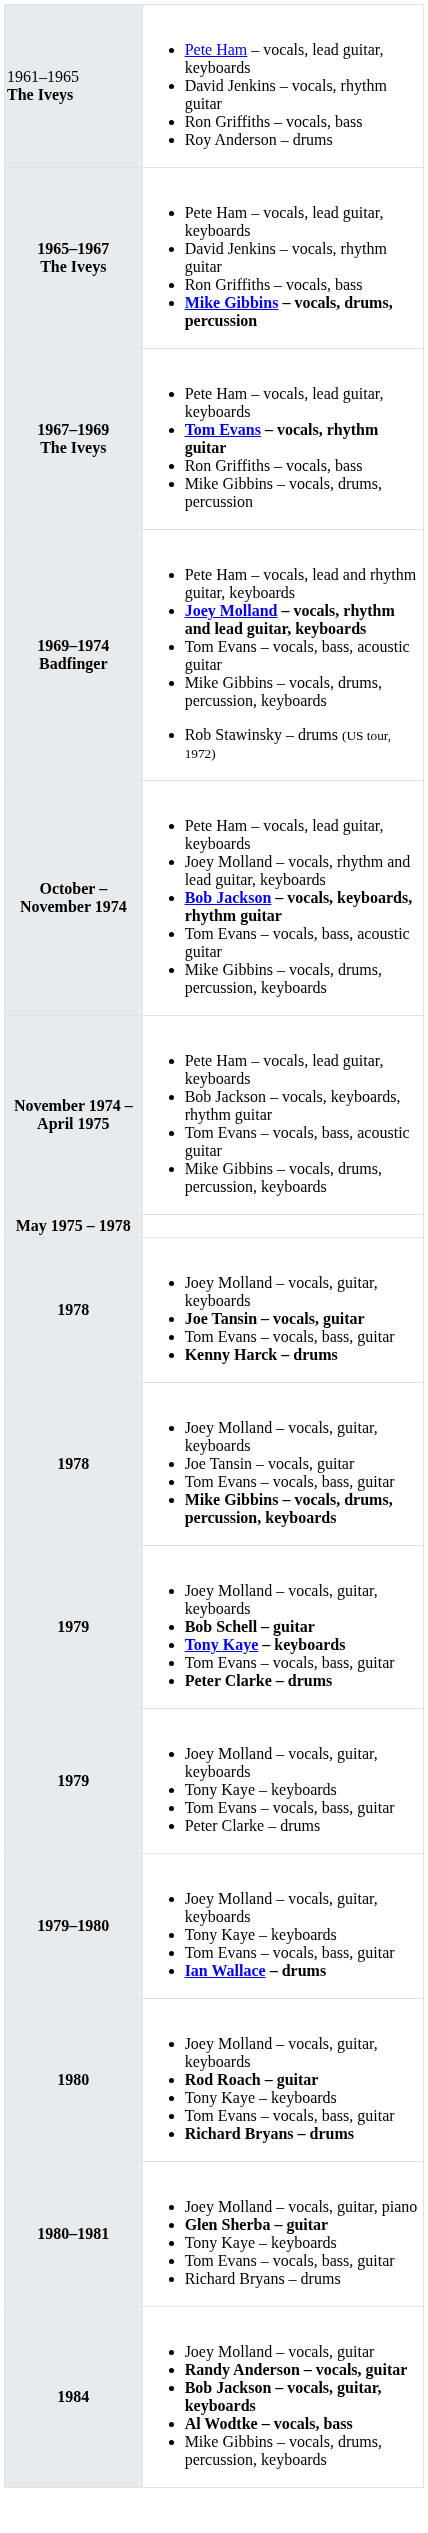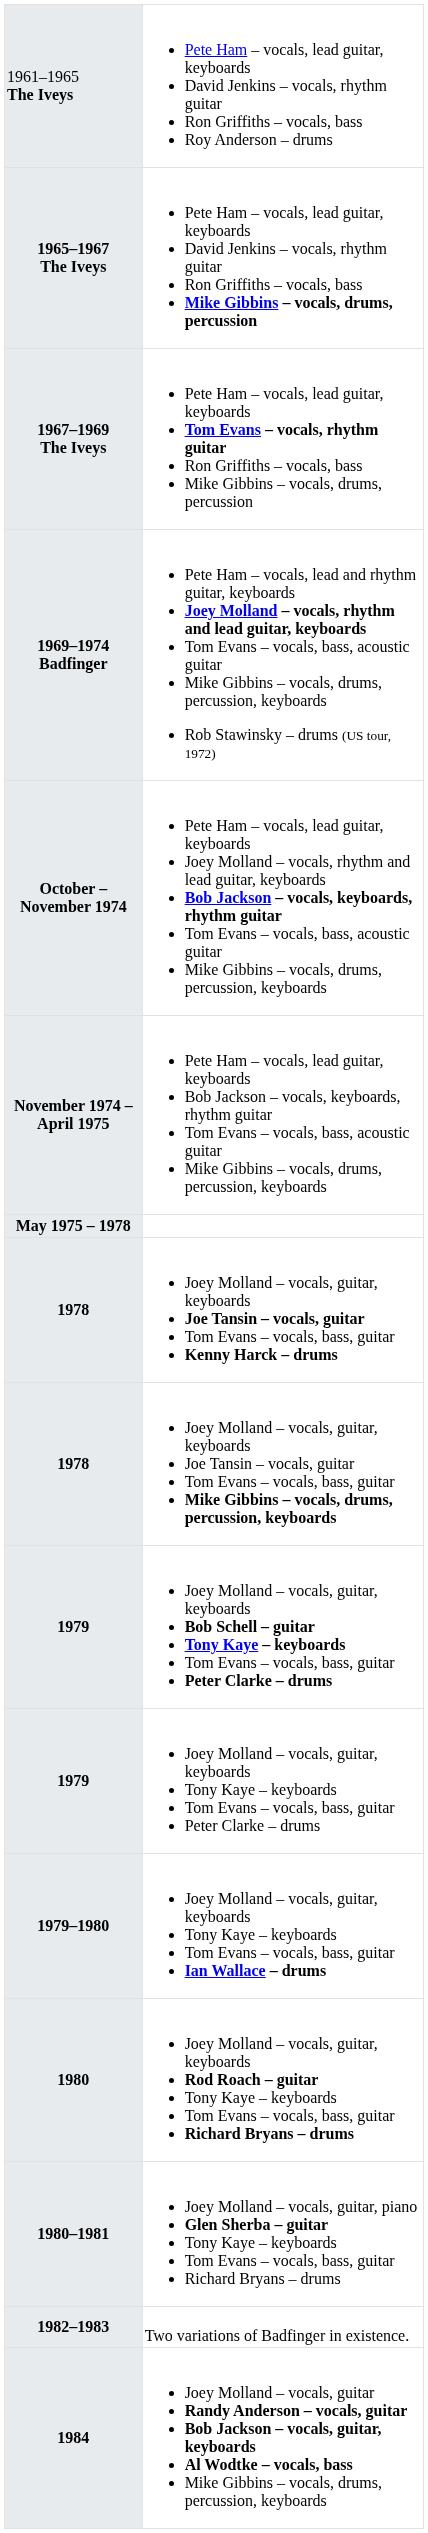+ row: (277, 2336)
